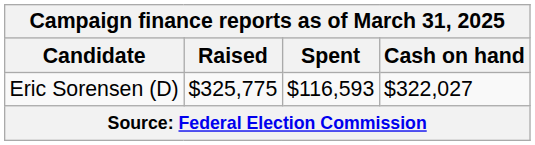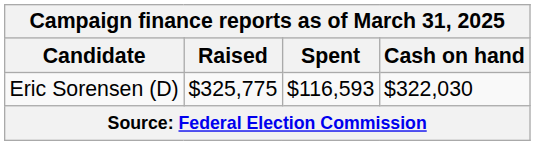(428, 88) $322,027 -> (428, 88) $322,030
